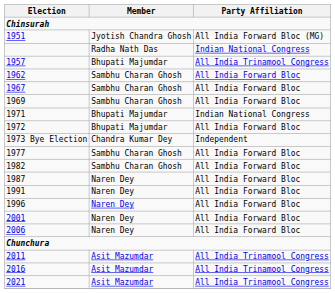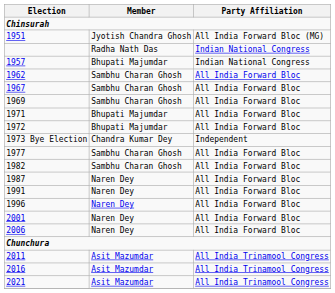(262, 62) All India Trinamool Congress -> (252, 62) Indian National Congress
(252, 114) Indian National Congress -> (248, 114) All India Forward Bloc
